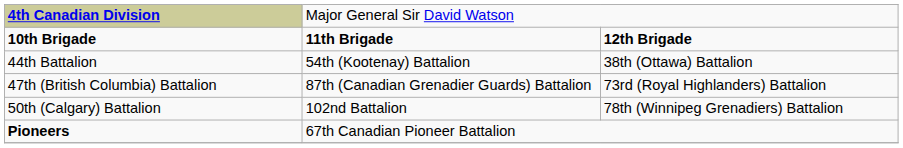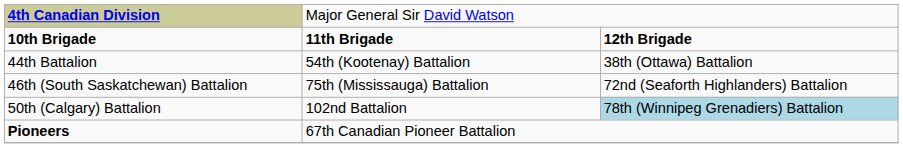+ row: (128, 85)
- row: (112, 85)
(723, 108) no background -> (723, 108) lightblue background
